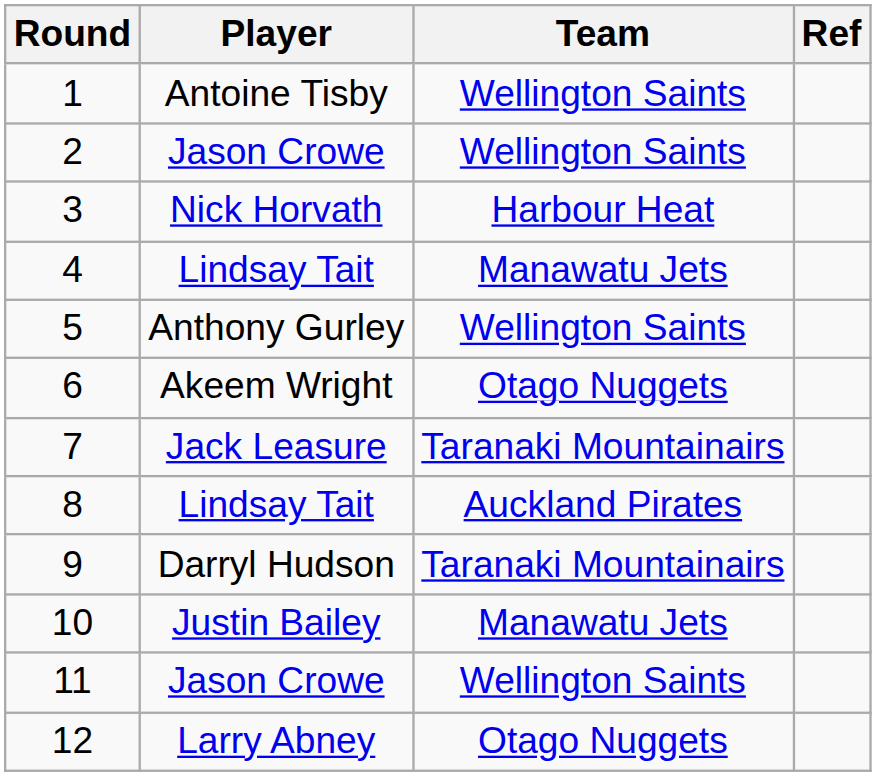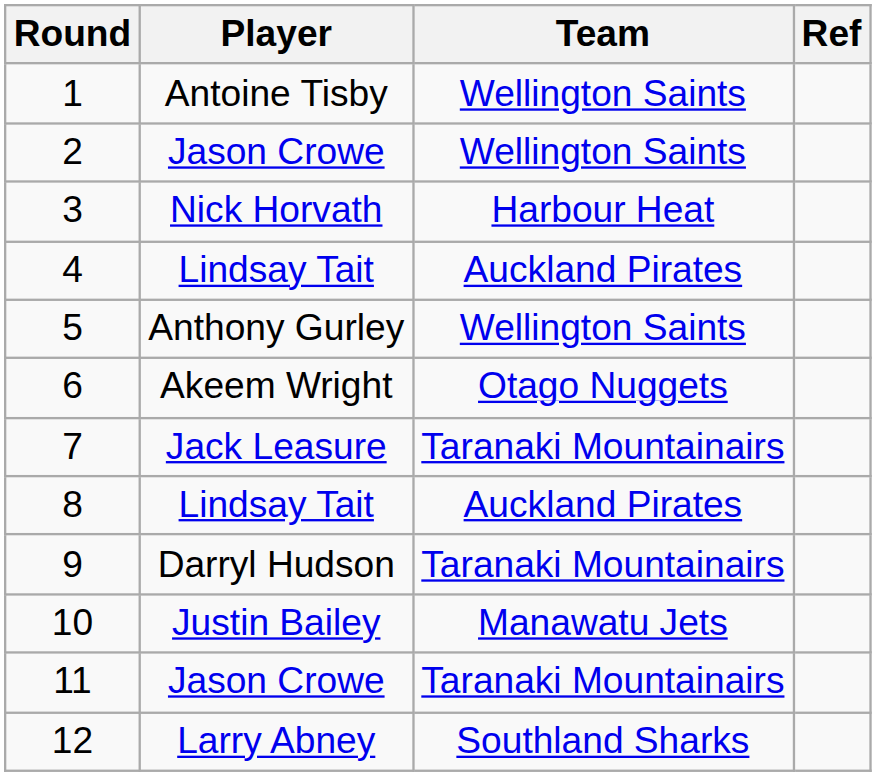(603, 269) Manawatu Jets -> (603, 269) Auckland Pirates
(603, 681) Wellington Saints -> (603, 681) Taranaki Mountainairs
(603, 740) Otago Nuggets -> (603, 740) Southland Sharks
